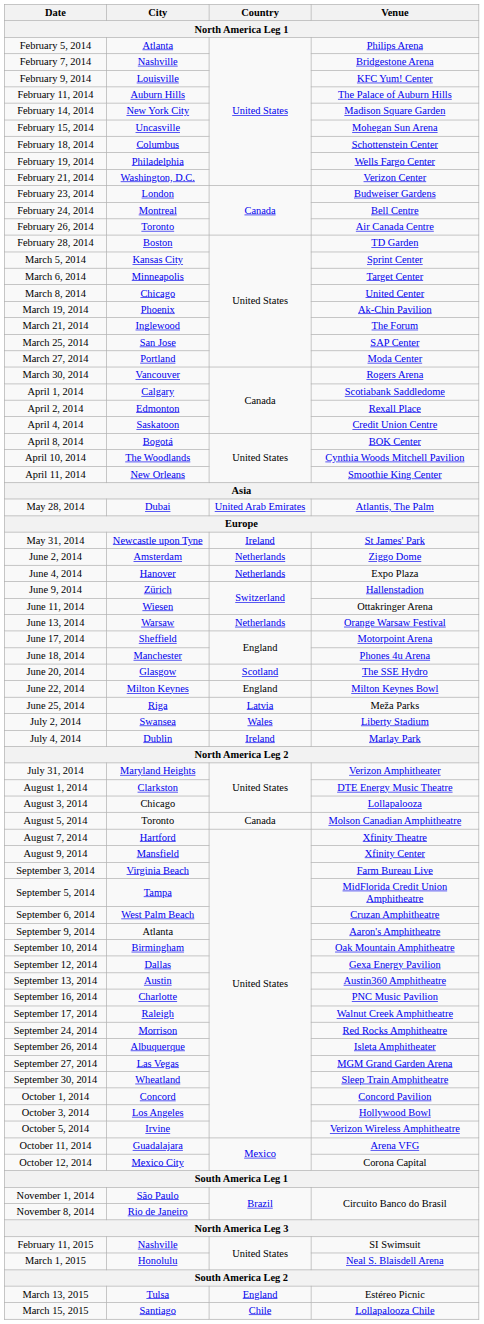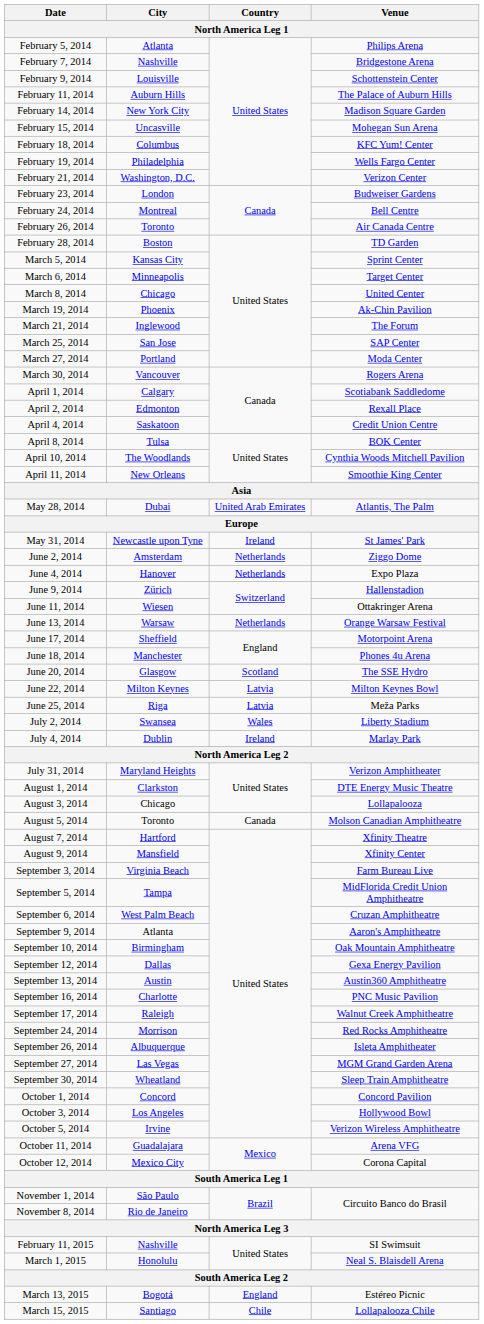(395, 78) KFC Yum! Center -> (395, 78) Schottenstein Center
(395, 144) Schottenstein Center -> (395, 144) KFC Yum! Center
(158, 441) Bogotá -> (158, 441) Tulsa
(260, 688) England -> (260, 688) Latvia
(158, 1294) Tulsa -> (158, 1294) Bogotá
